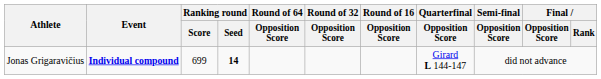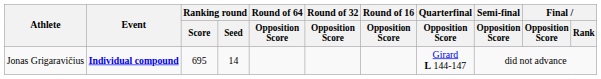(199, 61) 699 -> (199, 61) 695
(233, 61) bold -> (233, 61) normal
